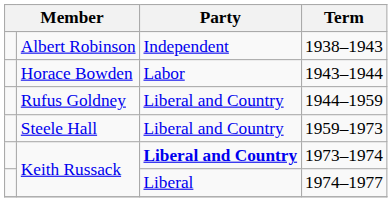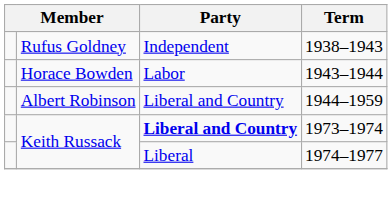(78, 45) Albert Robinson -> (73, 45) Rufus Goldney
(73, 100) Rufus Goldney -> (78, 100) Albert Robinson
- row: (344, 127)
